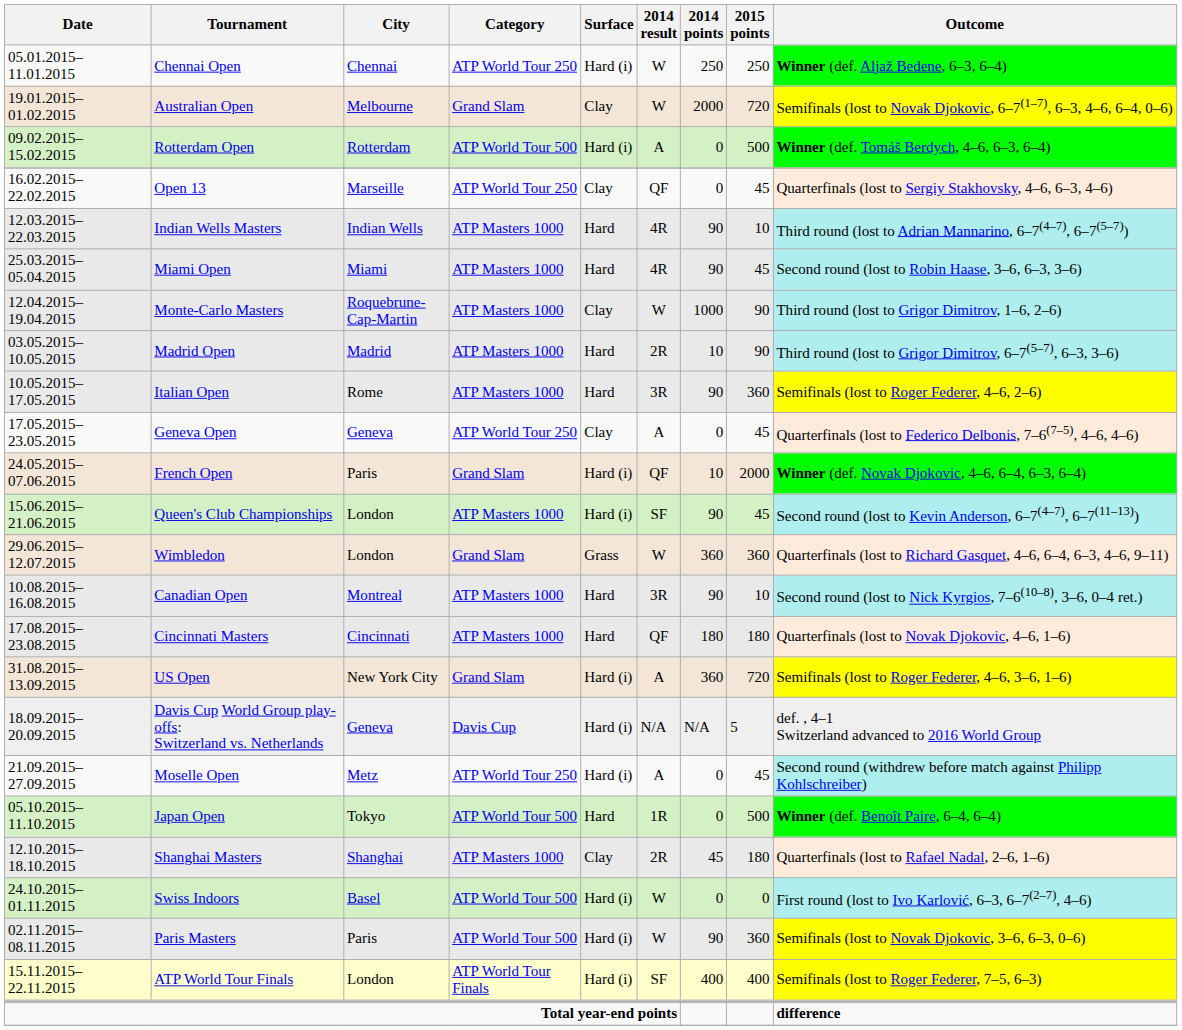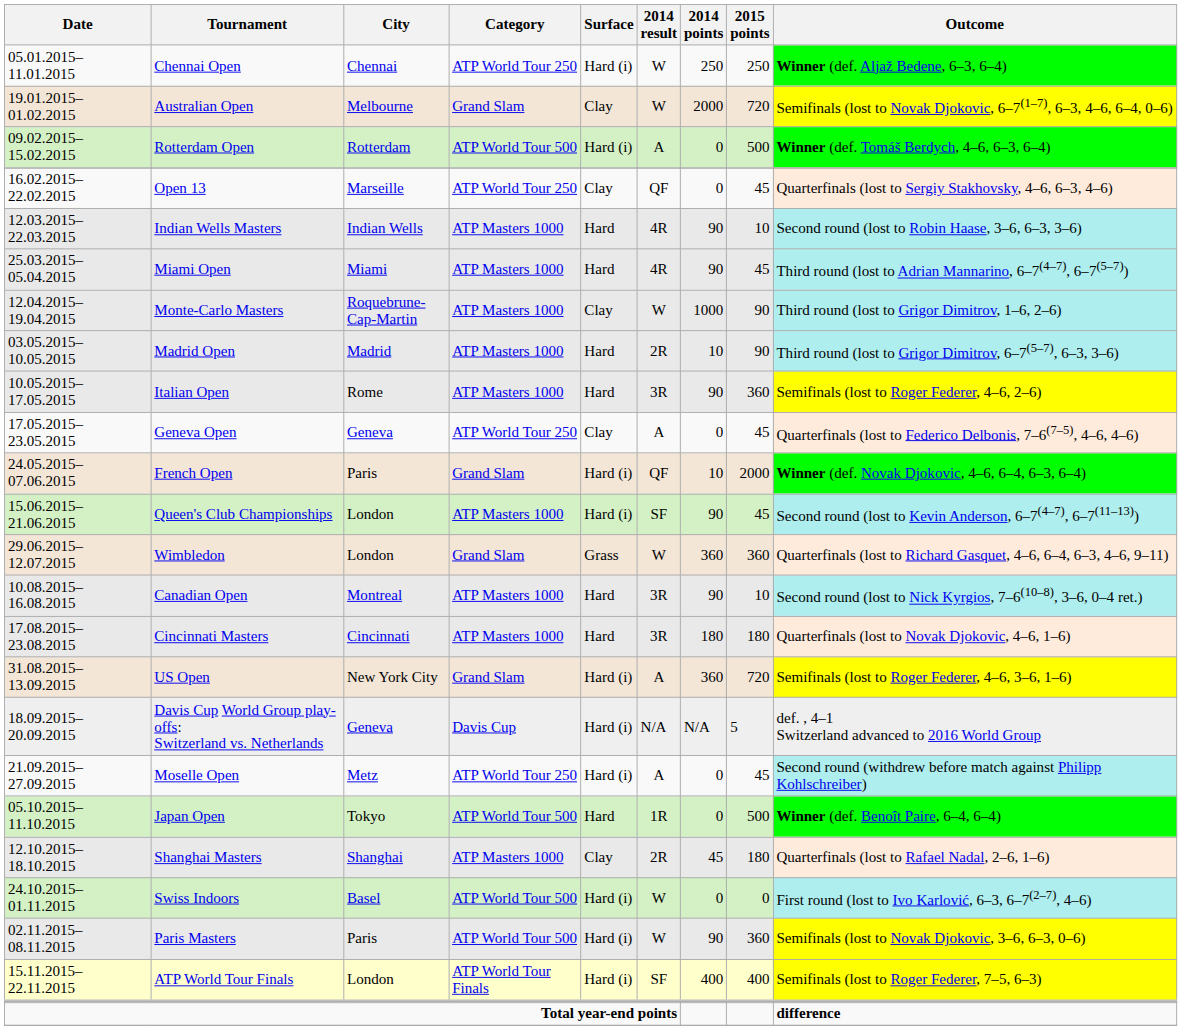(952, 228) Third round (lost to Adrian Mannarino, 6–7(4–7), 6–7(5–7)) -> (929, 228) Second round (lost to Robin Haase, 3–6, 6–3, 3–6)
(929, 269) Second round (lost to Robin Haase, 3–6, 6–3, 3–6) -> (952, 269) Third round (lost to Adrian Mannarino, 6–7(4–7), 6–7(5–7))
(659, 636) QF -> (659, 636) 3R
